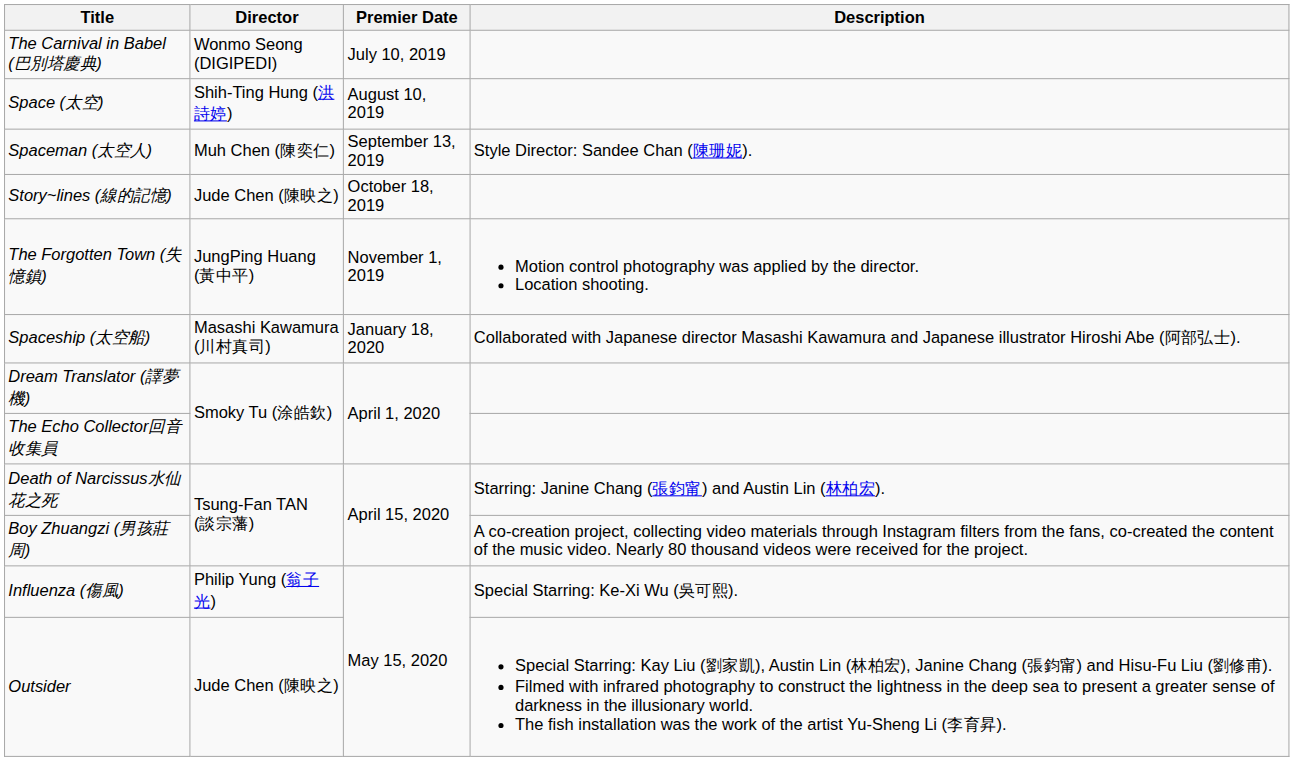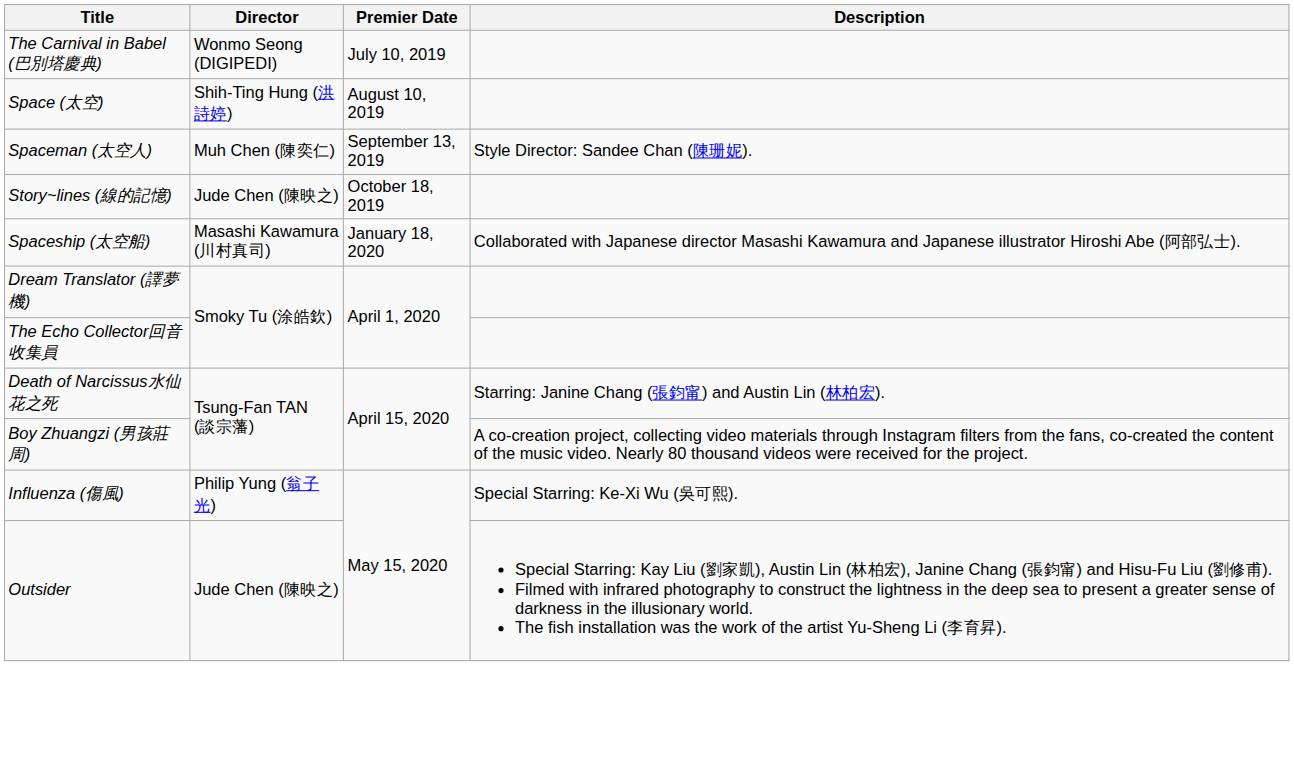- row: (95, 266)
